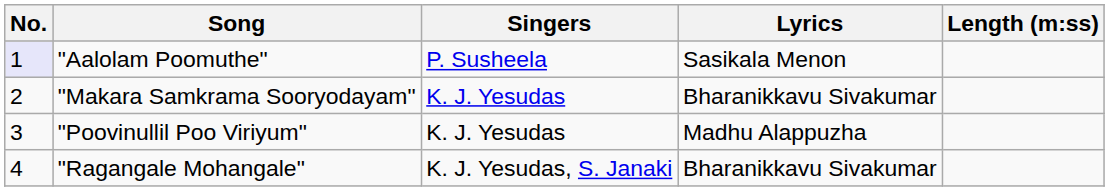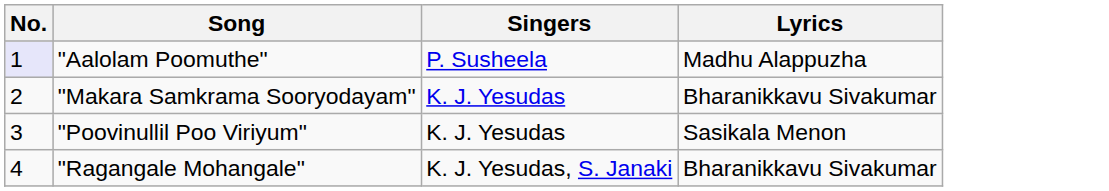- column: (1023, 23)
(765, 59) Sasikala Menon -> (775, 59) Madhu Alappuzha
(775, 132) Madhu Alappuzha -> (765, 132) Sasikala Menon
